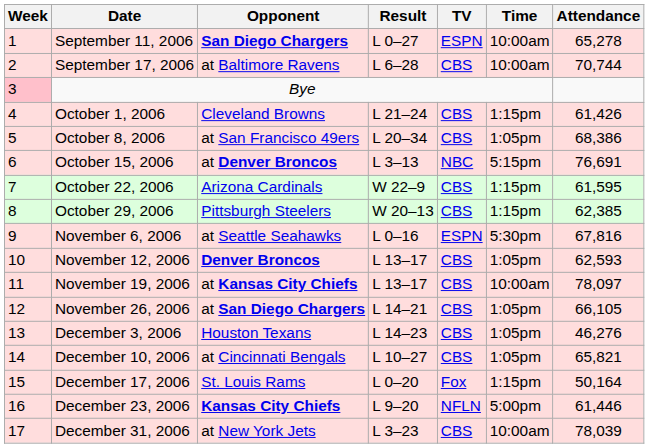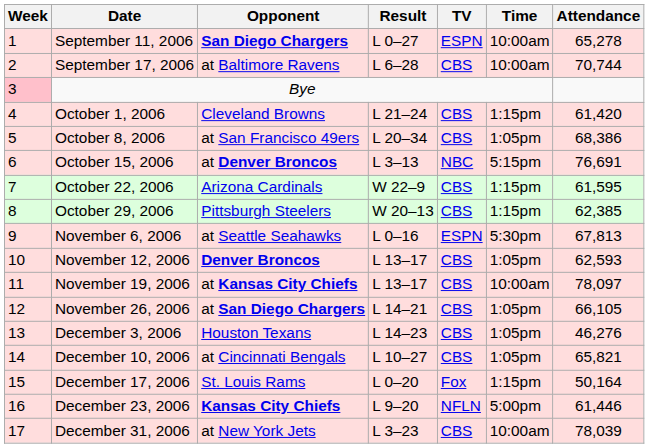(598, 114) 61,426 -> (598, 114) 61,420
(598, 235) 67,816 -> (598, 235) 67,813
